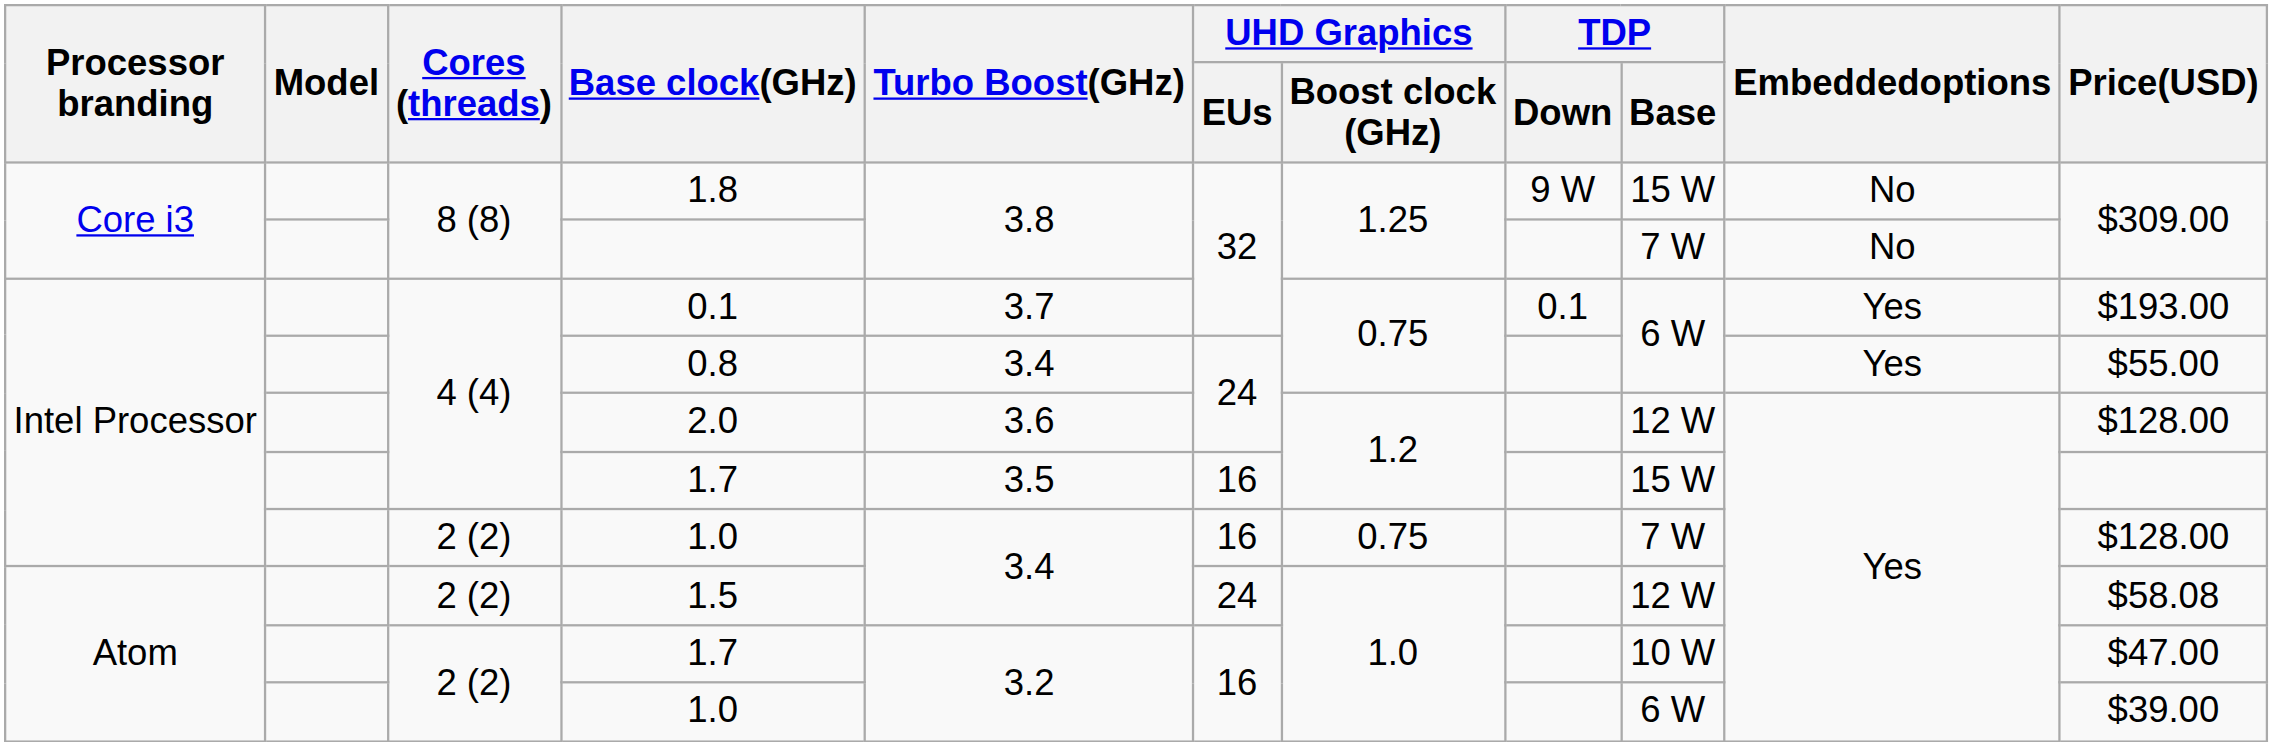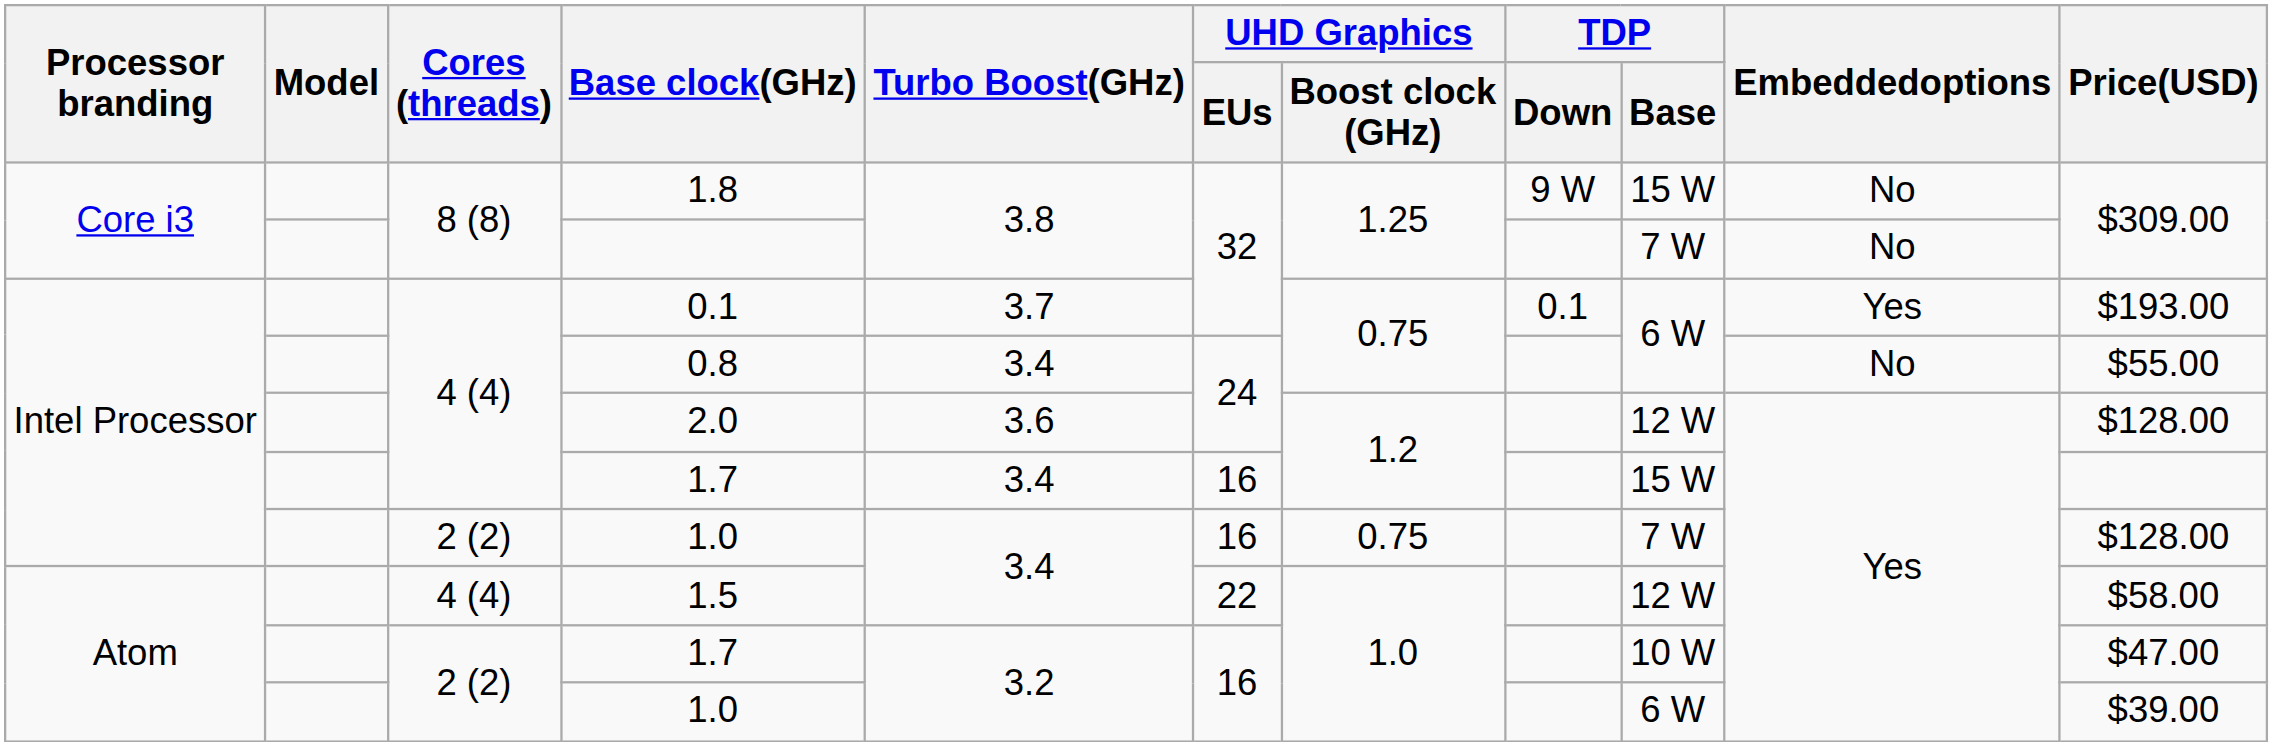(1892, 363) Yes -> (1892, 363) No
(1029, 479) 3.5 -> (1029, 479) 3.4
(474, 595) 2 (2) -> (474, 595) 4 (4)
(1237, 595) 24 -> (1237, 595) 22
(2163, 595) $58.08 -> (2163, 595) $58.00
